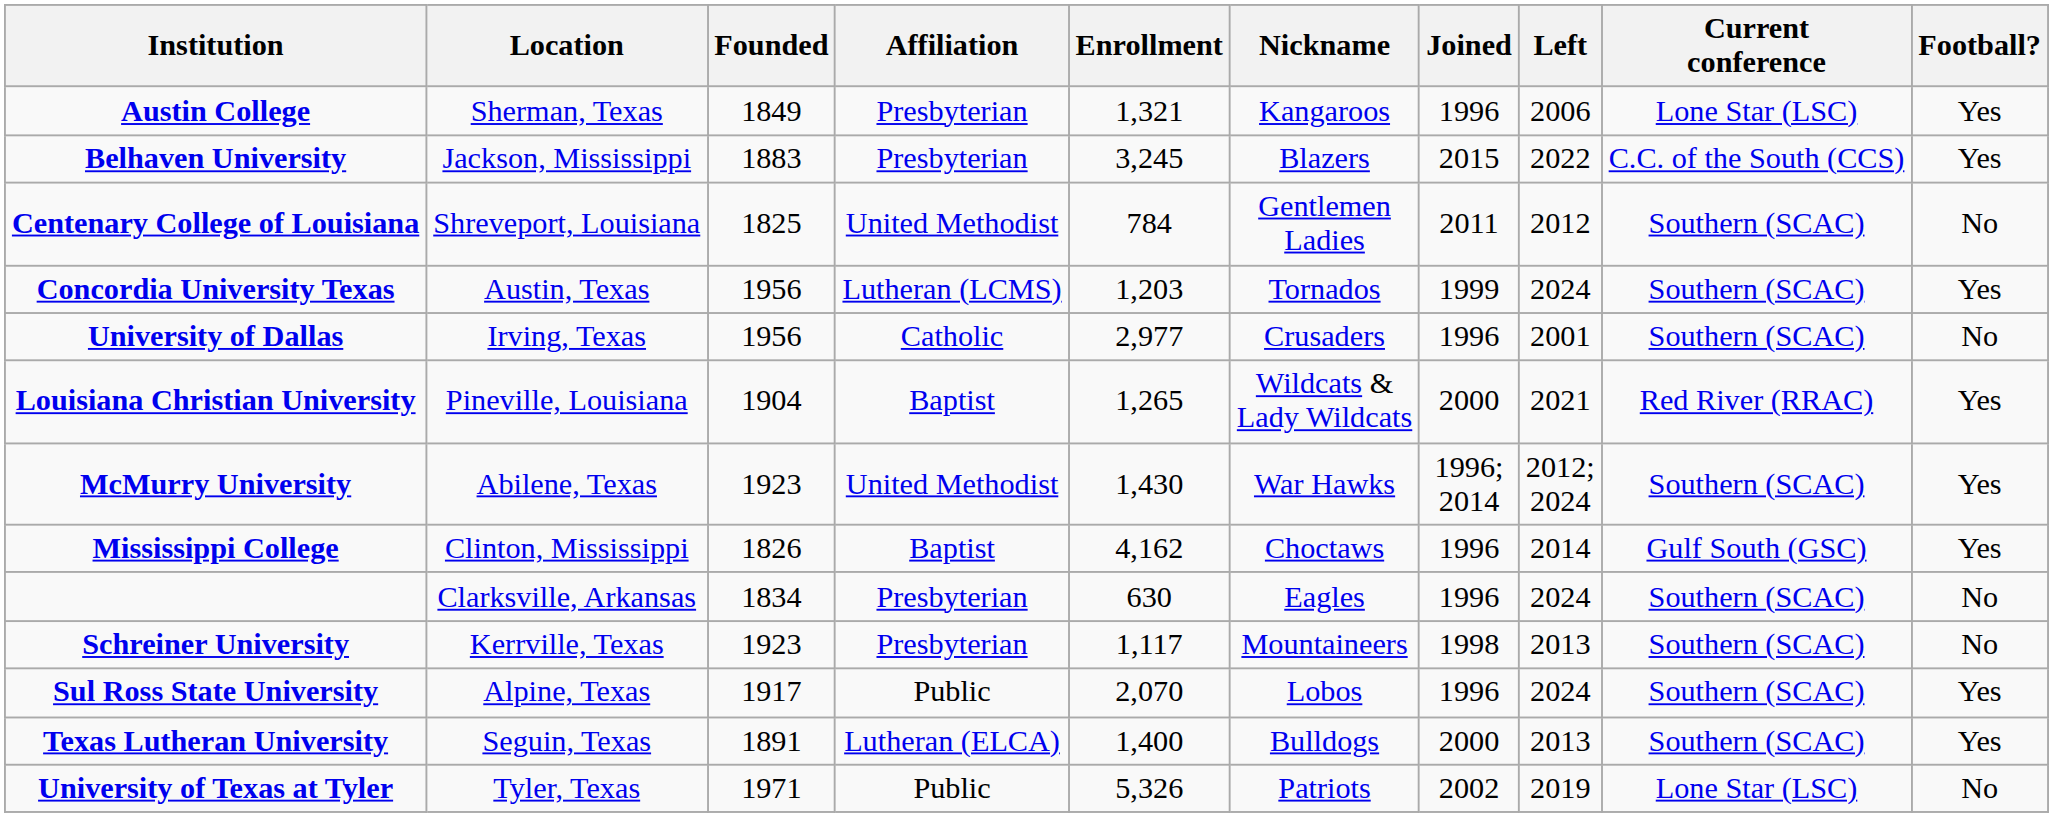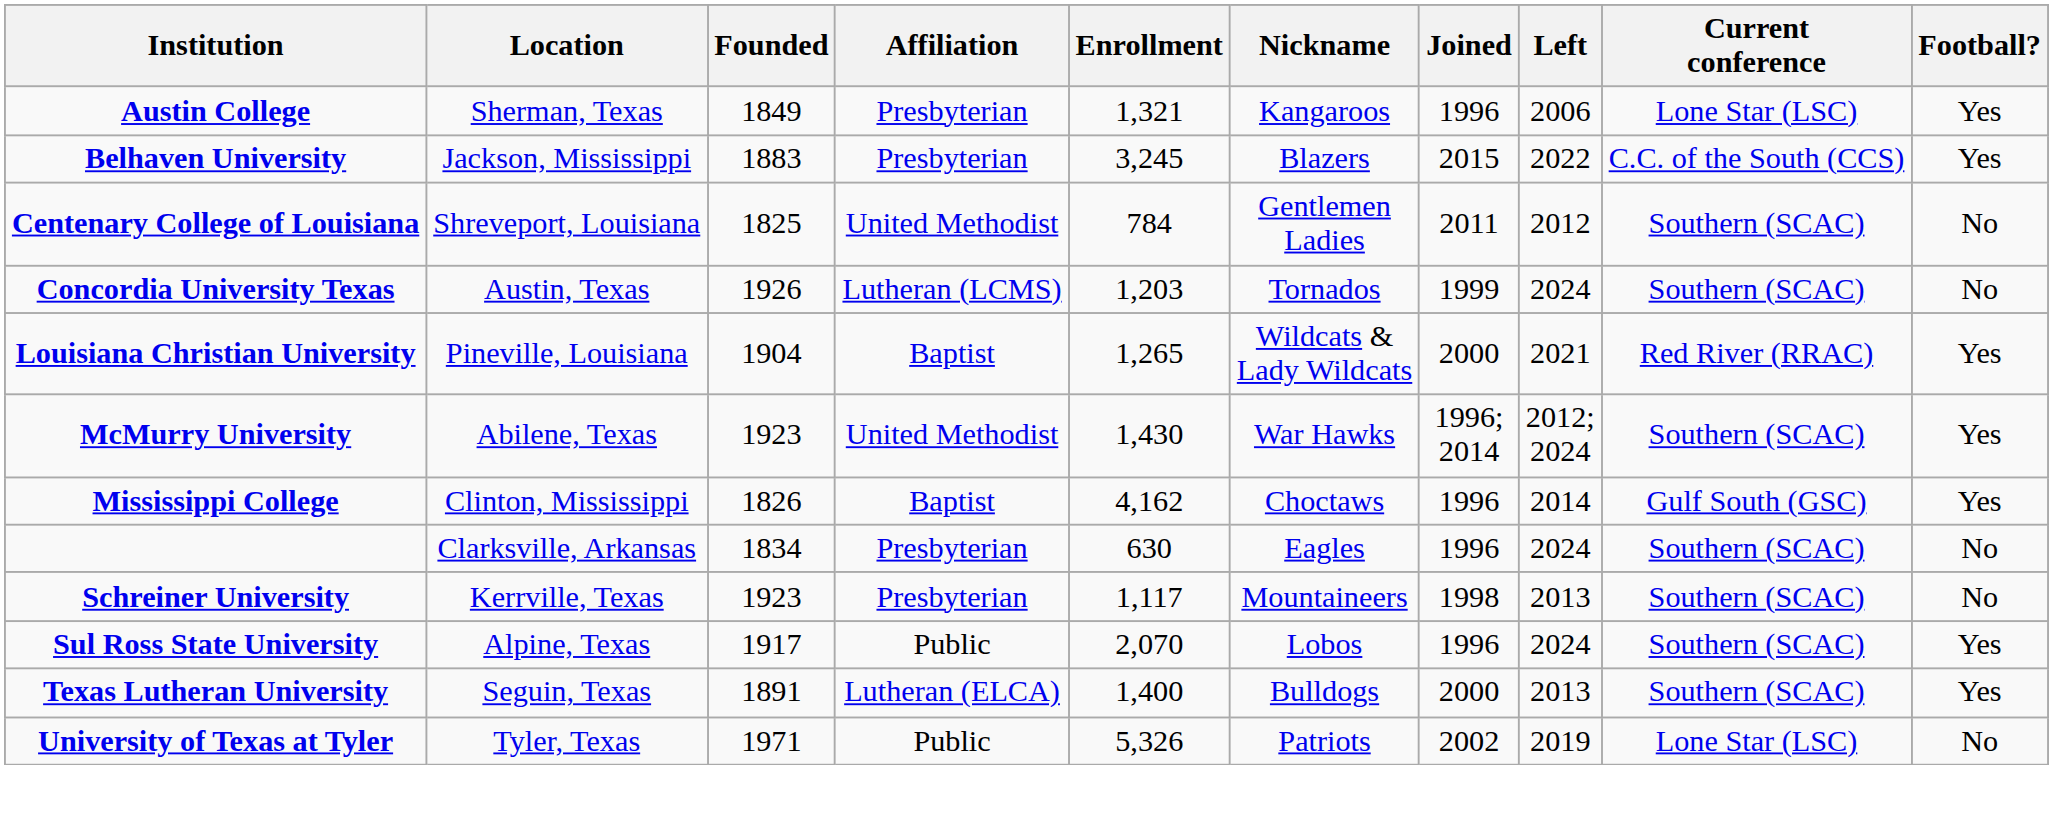(771, 288) 1956 -> (771, 288) 1926
(1980, 288) Yes -> (1980, 288) No
- row: (216, 336)
